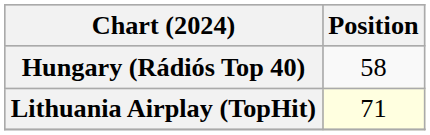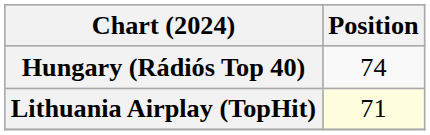(373, 66) 58 -> (373, 66) 74
